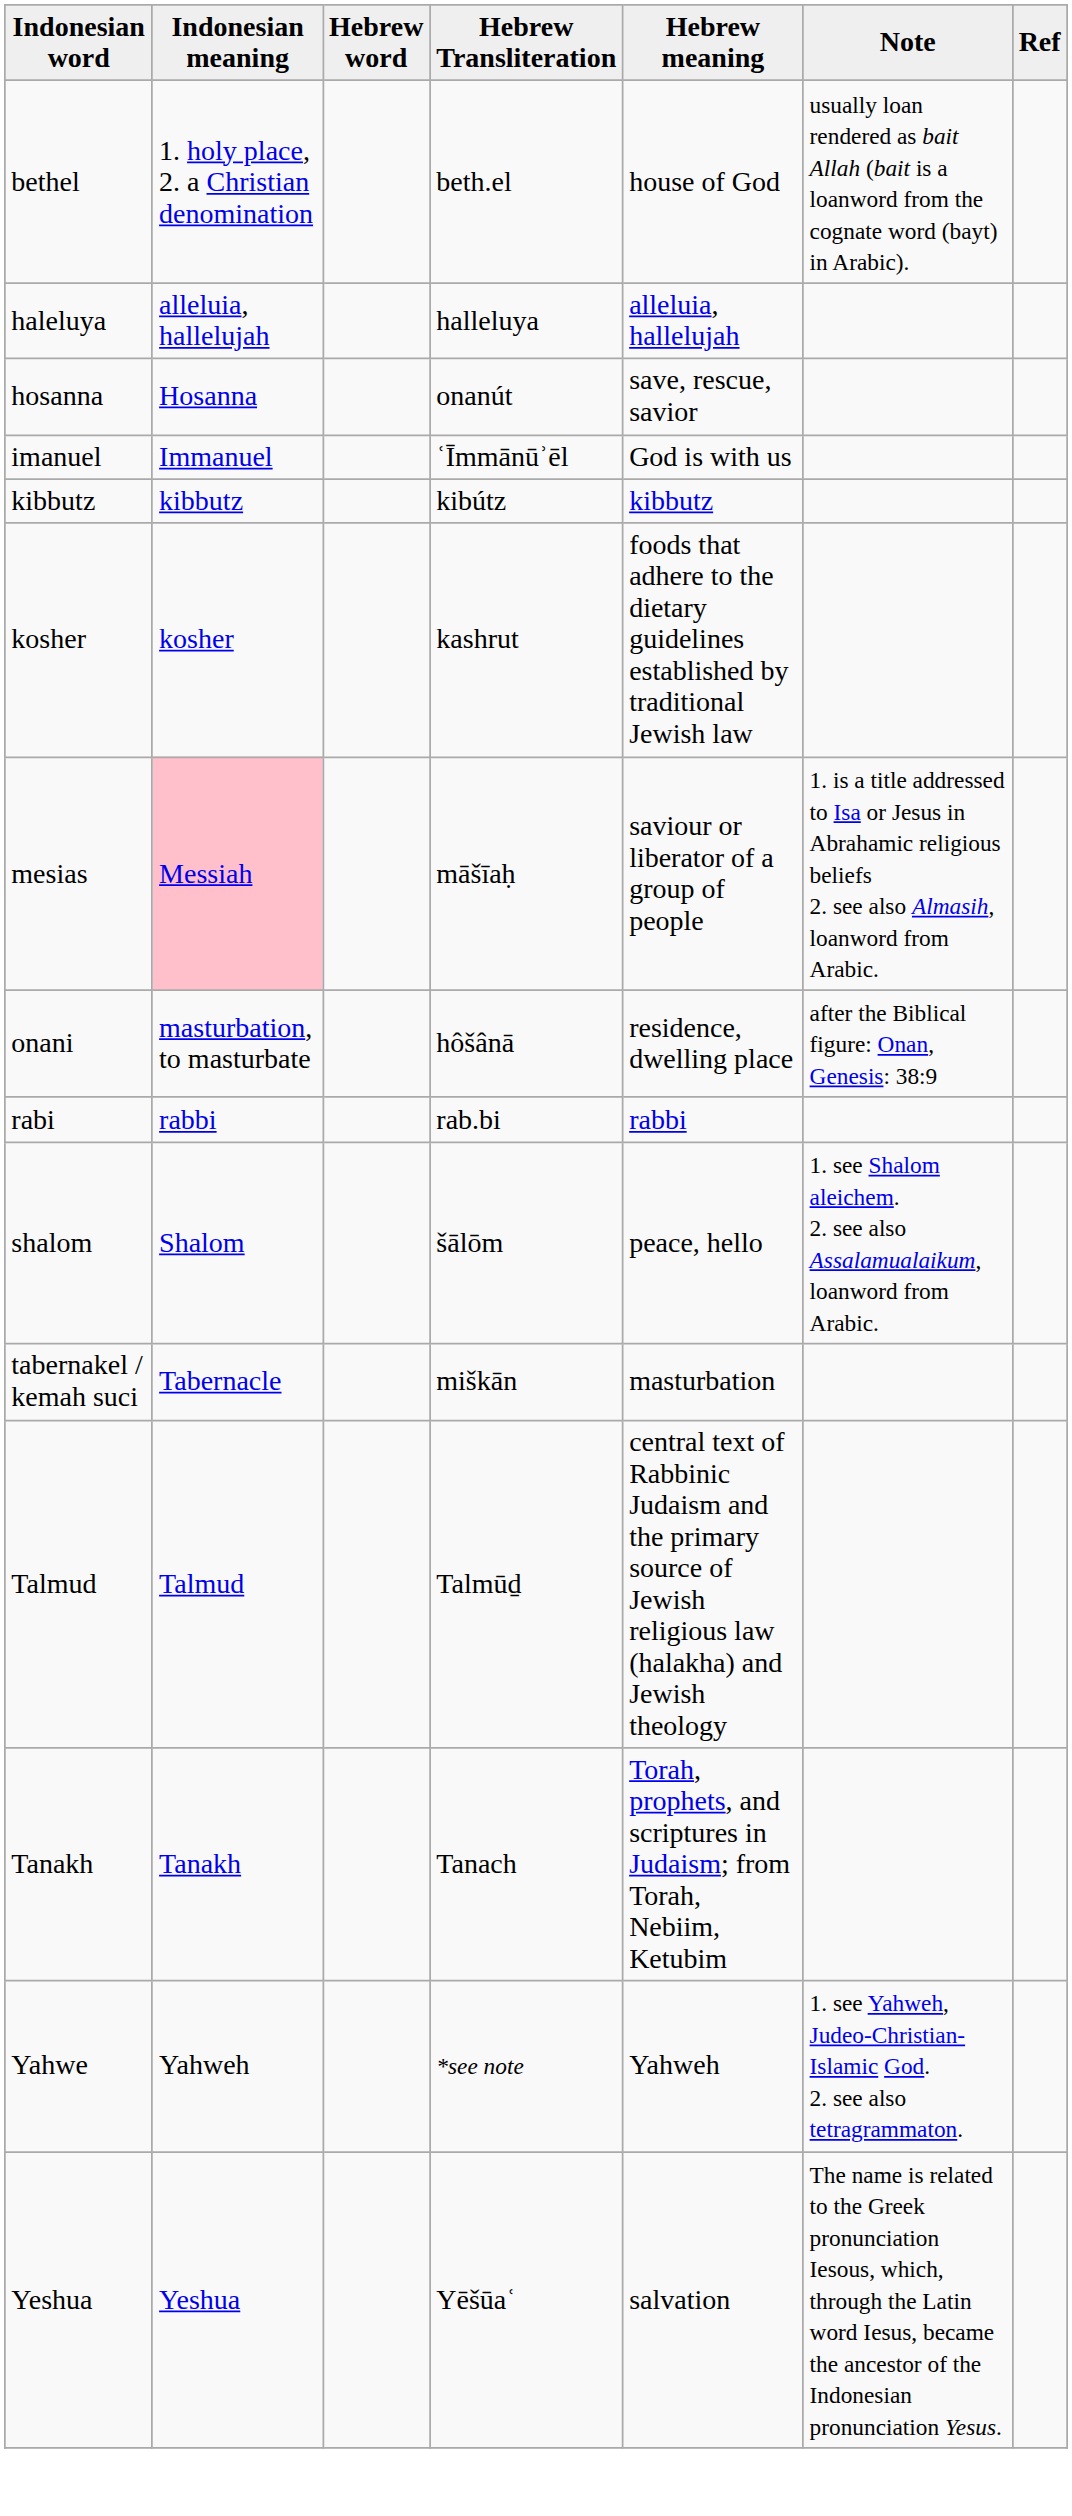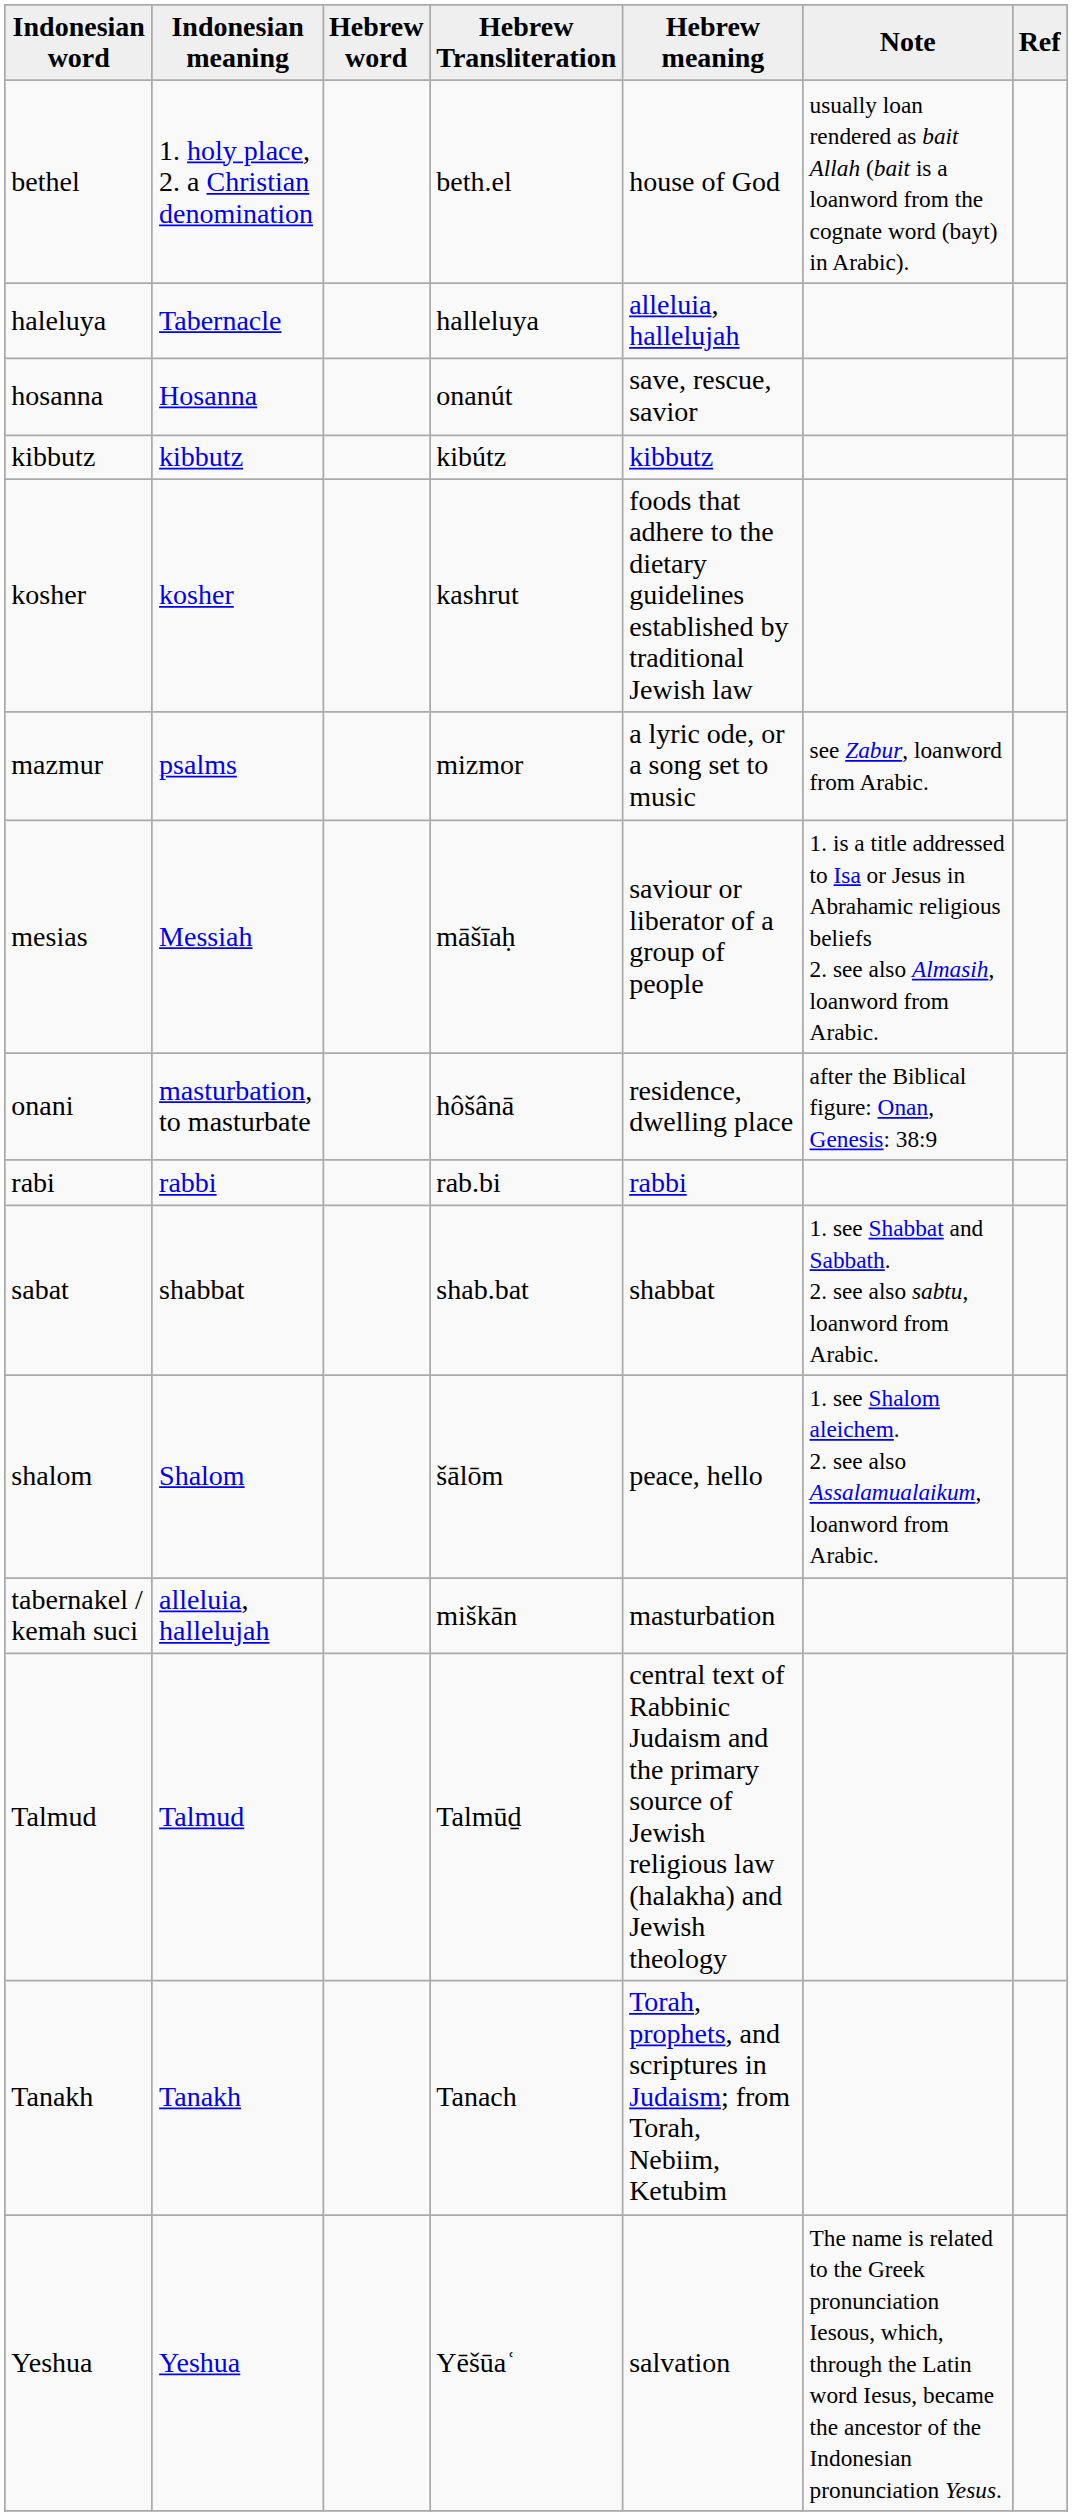(214, 320) alleluia, hallelujah -> (220, 320) Tabernacle
- row: (56, 456)
+ row: (57, 765)
(206, 873) pink background -> (206, 936) no background
+ row: (40, 1289)
(220, 1381) Tabernacle -> (214, 1614) alleluia, hallelujah
- row: (50, 2065)
